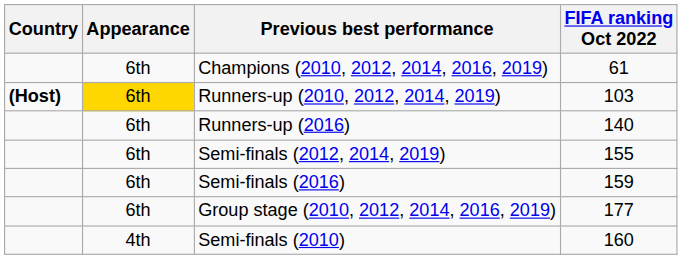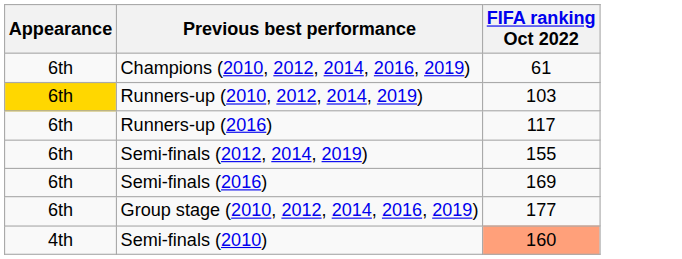- column: (43, 29)
(619, 125) 140 -> (541, 125) 117
(619, 182) 159 -> (541, 182) 169
(619, 239) no background -> (541, 239) lightsalmon background
